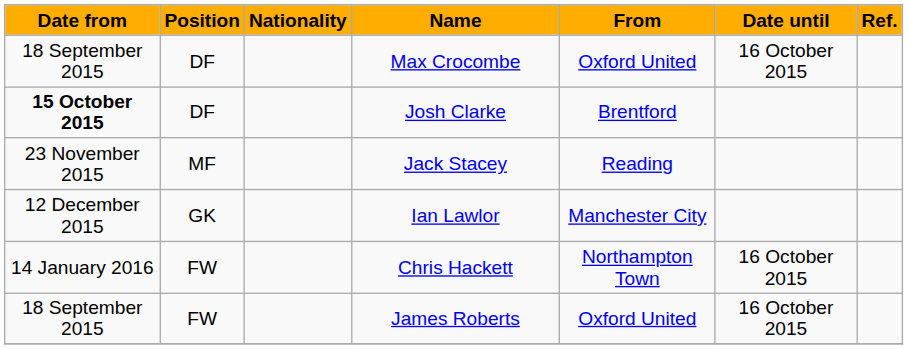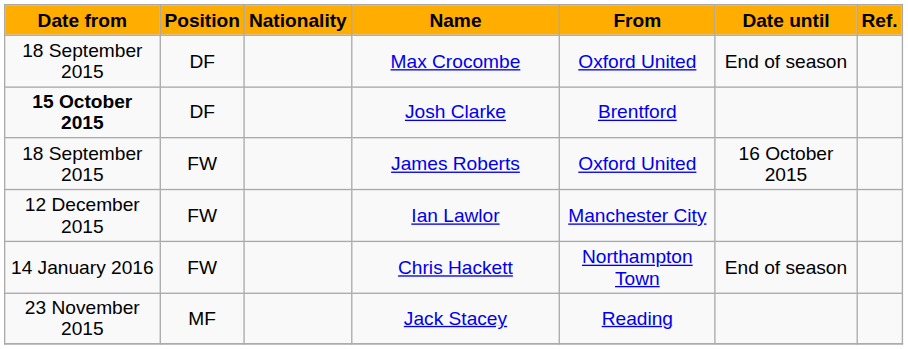(786, 61) 16 October 2015 -> (786, 61) End of season
rows swapped: (455, 164) <-> (455, 319)
(202, 216) GK -> (202, 216) FW
(786, 267) 16 October 2015 -> (786, 267) End of season
